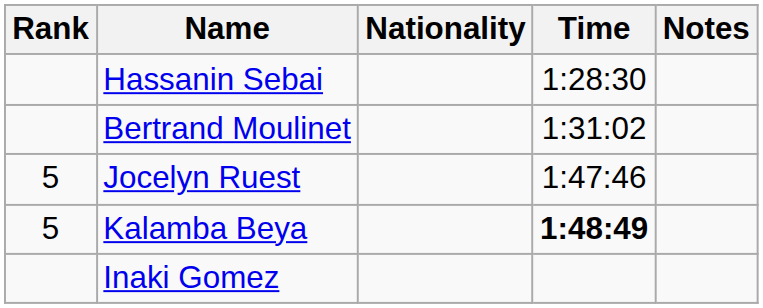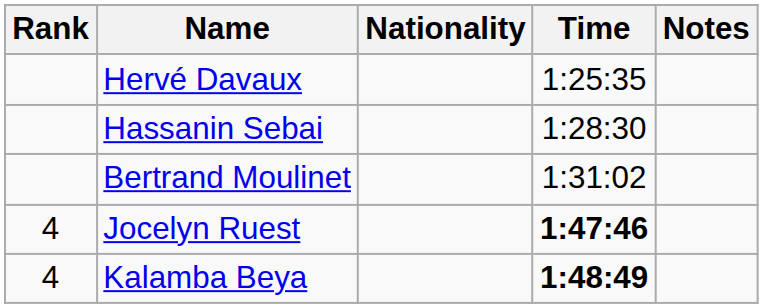+ row: (203, 79)
(51, 178) 5 -> (51, 228) 4
(594, 178) normal -> (594, 228) bold
(51, 228) 5 -> (51, 278) 4
- row: (191, 278)
